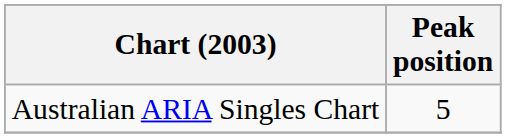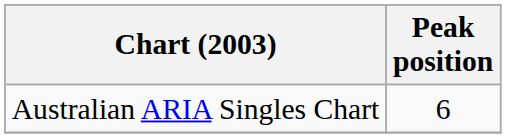(443, 108) 5 -> (443, 108) 6
